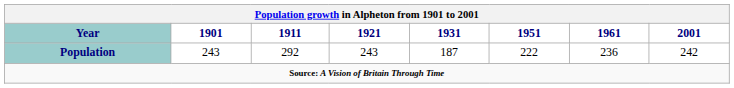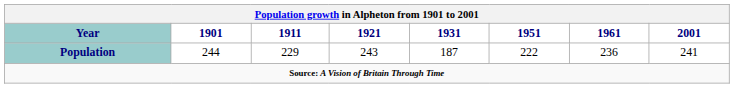(211, 53) 243 -> (211, 53) 244
(290, 53) 292 -> (290, 53) 229
(689, 53) 242 -> (689, 53) 241
